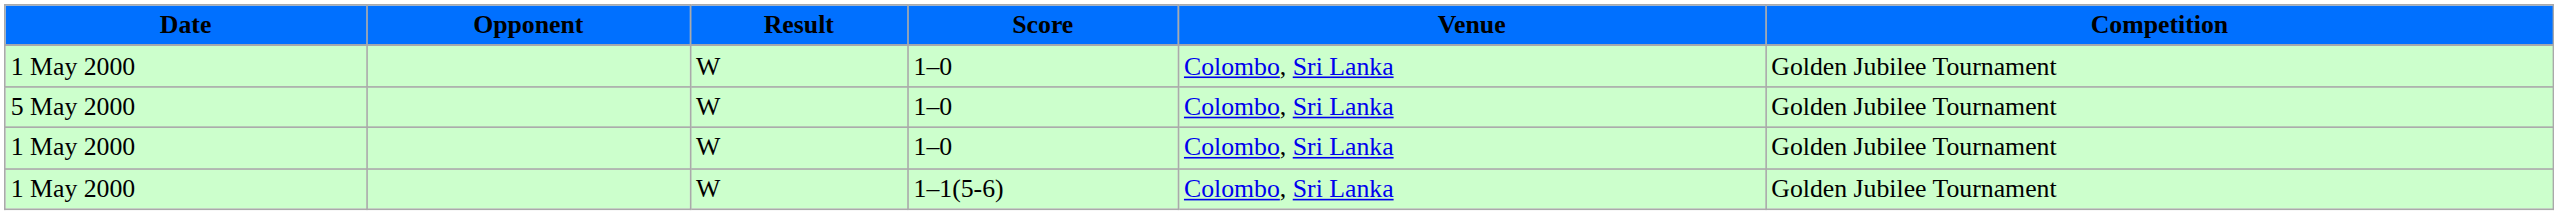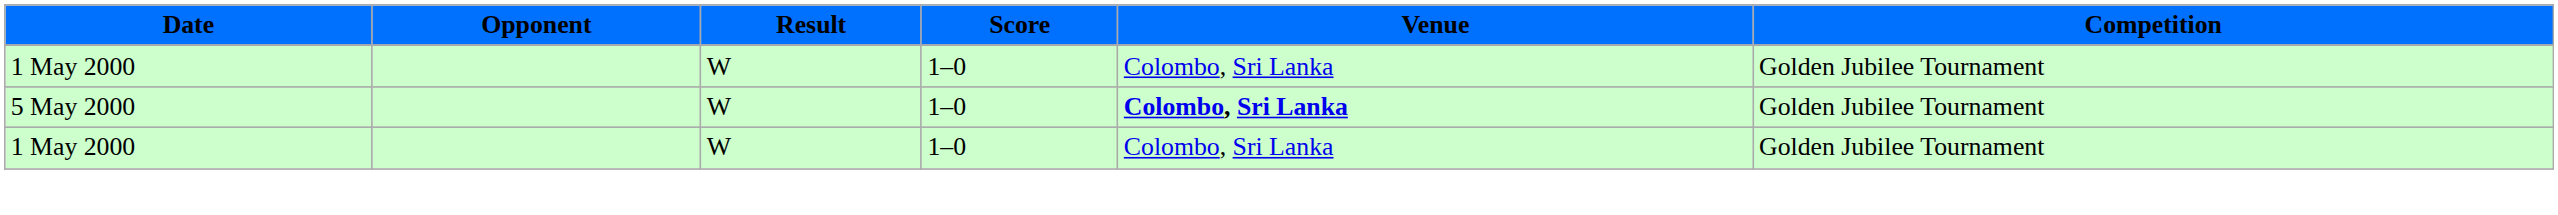(1289, 106) normal -> (1236, 106) bold
- row: (73, 188)
